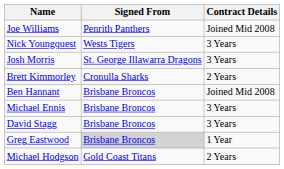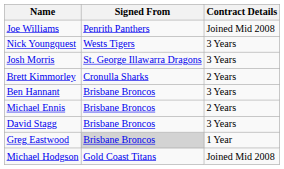(241, 92) Joined Mid 2008 -> (221, 92) 3 Years
(221, 108) 3 Years -> (221, 108) 2 Years
(221, 156) 2 Years -> (241, 156) Joined Mid 2008
